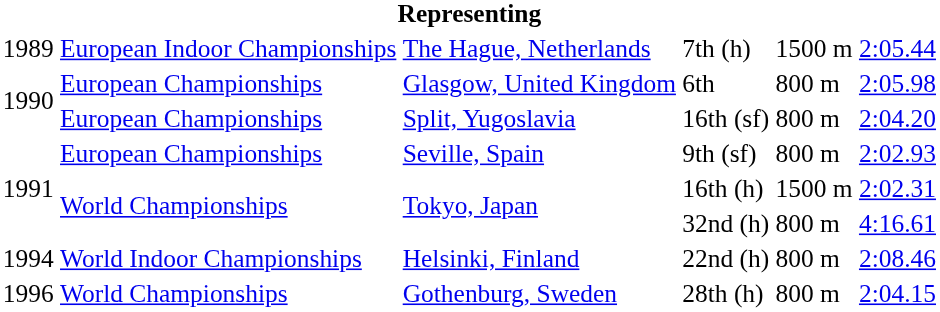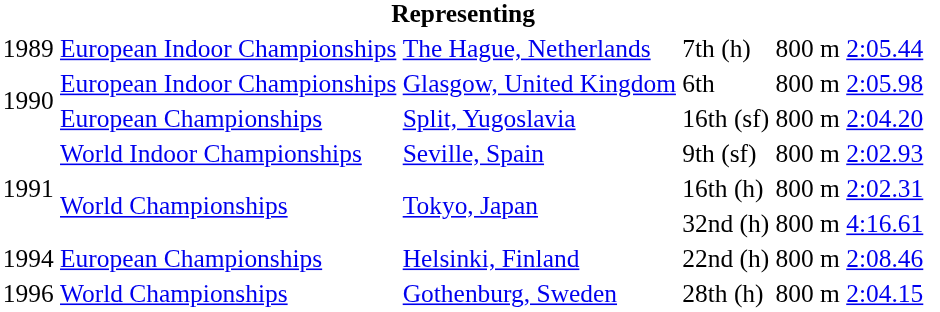(814, 48) 1500 m -> (808, 48) 800 m
(191, 83) European Championships -> (228, 83) European Indoor Championships
(191, 153) European Championships -> (211, 153) World Indoor Championships
(814, 188) 1500 m -> (808, 188) 800 m
(211, 258) World Indoor Championships -> (191, 258) European Championships
